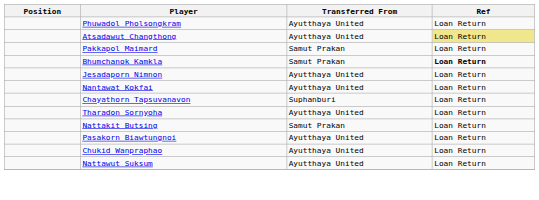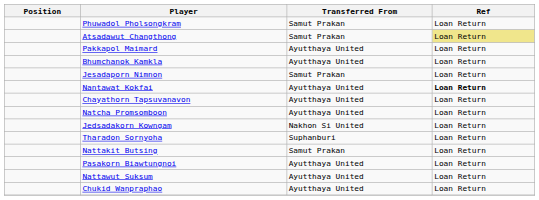(326, 23) Ayutthaya United -> (317, 23) Samut Prakan
(326, 36) Ayutthaya United -> (317, 36) Samut Prakan
(317, 49) Samut Prakan -> (326, 49) Ayutthaya United
(317, 62) Samut Prakan -> (326, 62) Ayutthaya United
(460, 62) bold -> (460, 62) normal
(326, 74) Ayutthaya United -> (317, 74) Samut Prakan
(460, 87) normal -> (460, 87) bold
(312, 100) Suphanburi -> (326, 100) Ayutthaya United
+ row: (125, 112)
+ row: (127, 125)
(326, 112) Ayutthaya United -> (312, 138) Suphanburi
rows swapped: (118, 163) <-> (122, 150)
